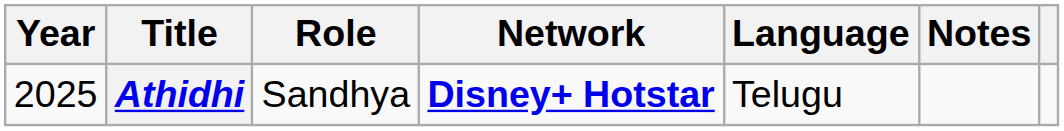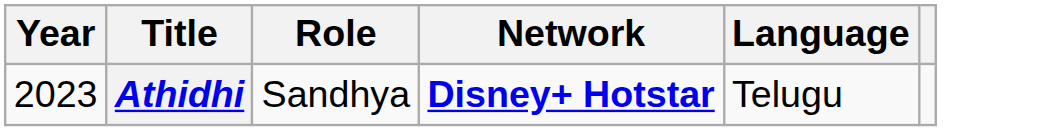- column: (979, 34)
(56, 93) 2025 -> (56, 93) 2023
